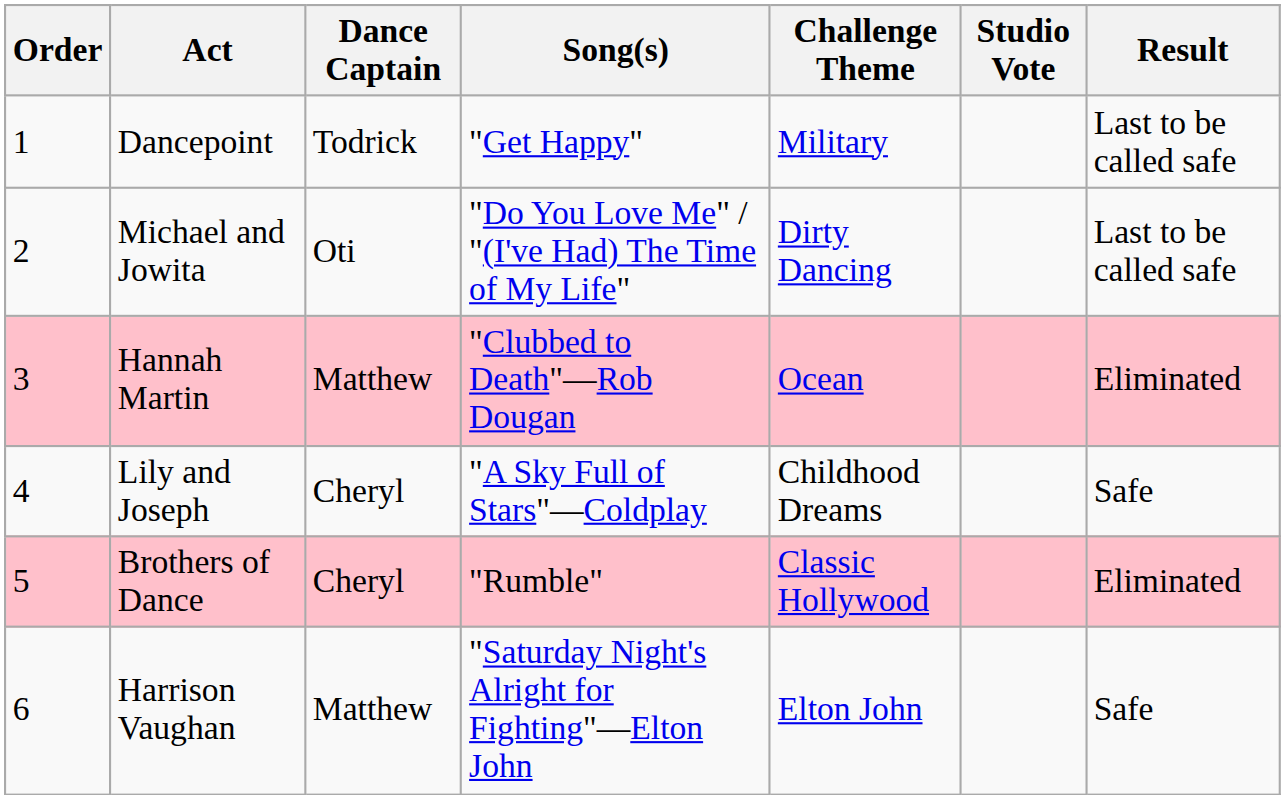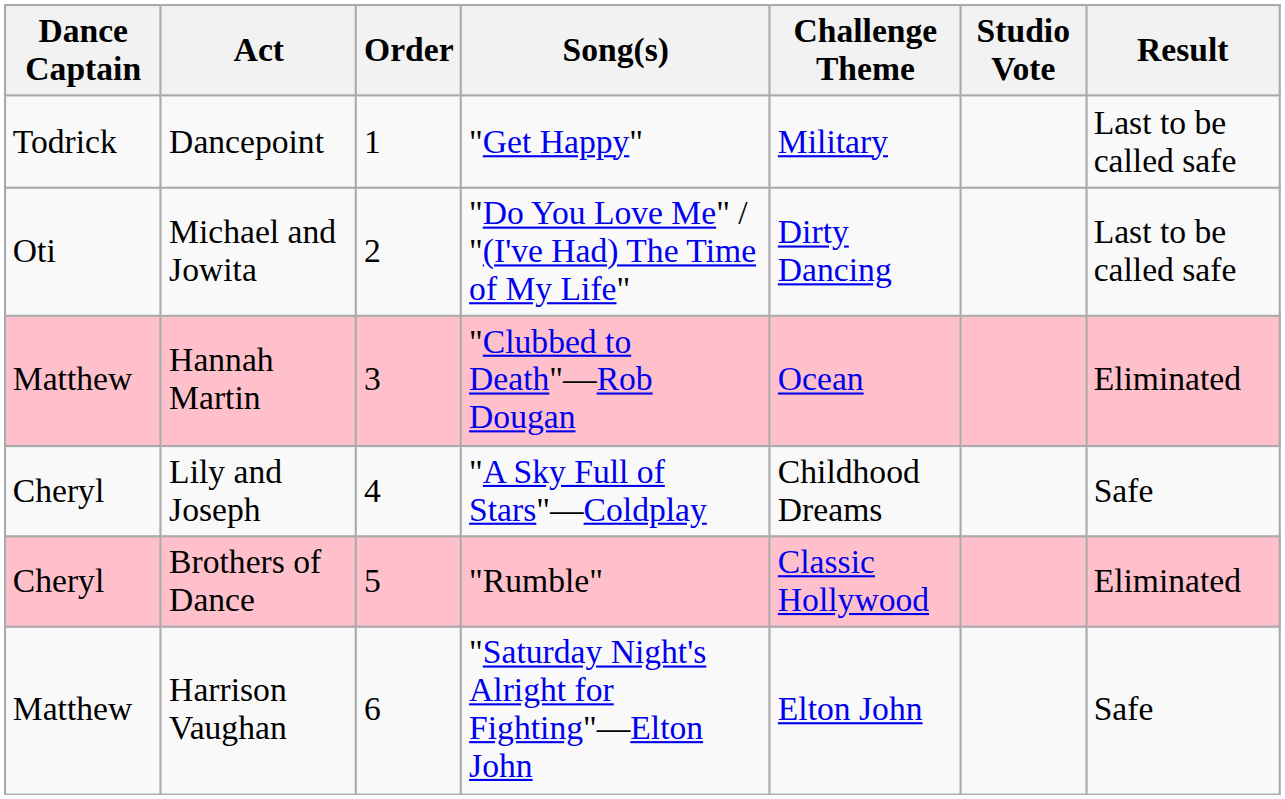columns swapped: (58, 50) <-> (383, 50)
